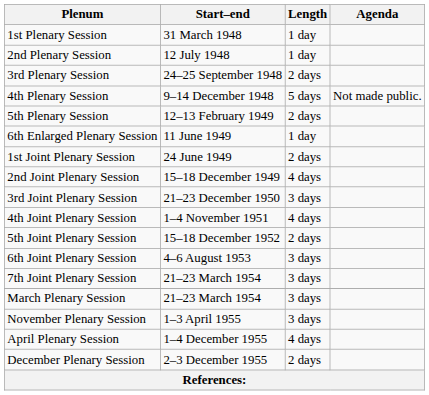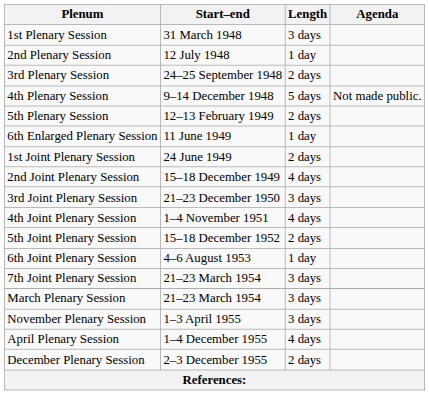(302, 34) 1 day -> (305, 34) 3 days
(305, 258) 3 days -> (302, 258) 1 day
